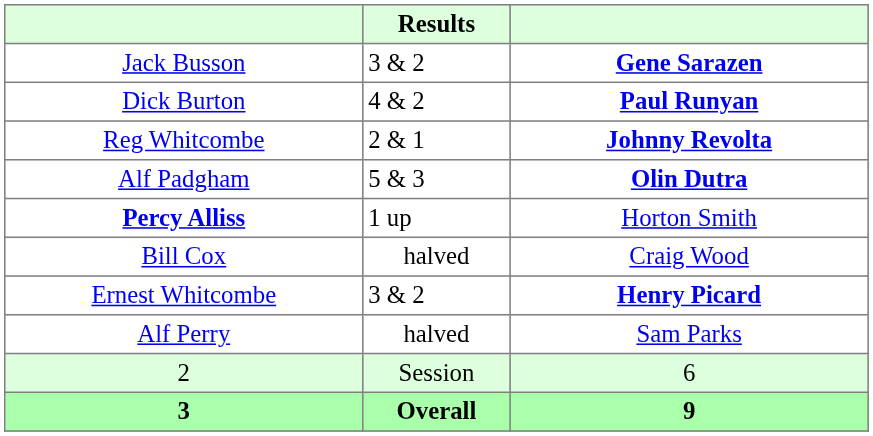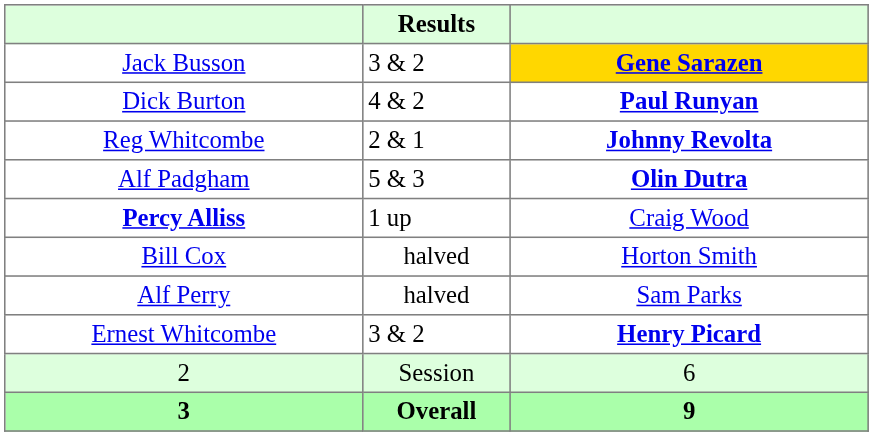(689, 62) no background -> (689, 62) gold background
(689, 217) Horton Smith -> (689, 217) Craig Wood
(689, 256) Craig Wood -> (689, 256) Horton Smith
rows swapped: (184, 295) <-> (184, 333)
